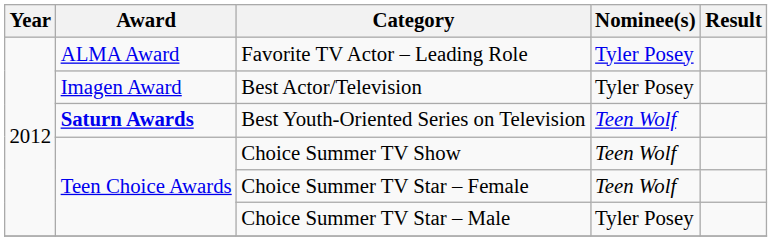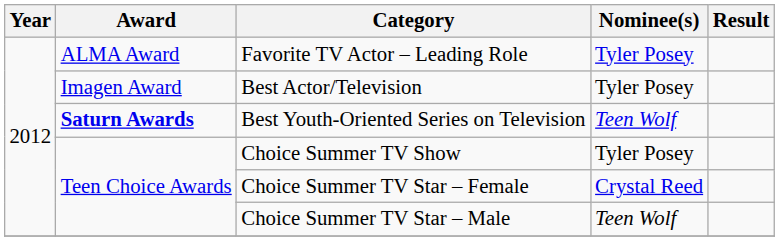(636, 152) Teen Wolf -> (644, 152) Tyler Posey
(636, 185) Teen Wolf -> (649, 185) Crystal Reed
(644, 218) Tyler Posey -> (636, 218) Teen Wolf
